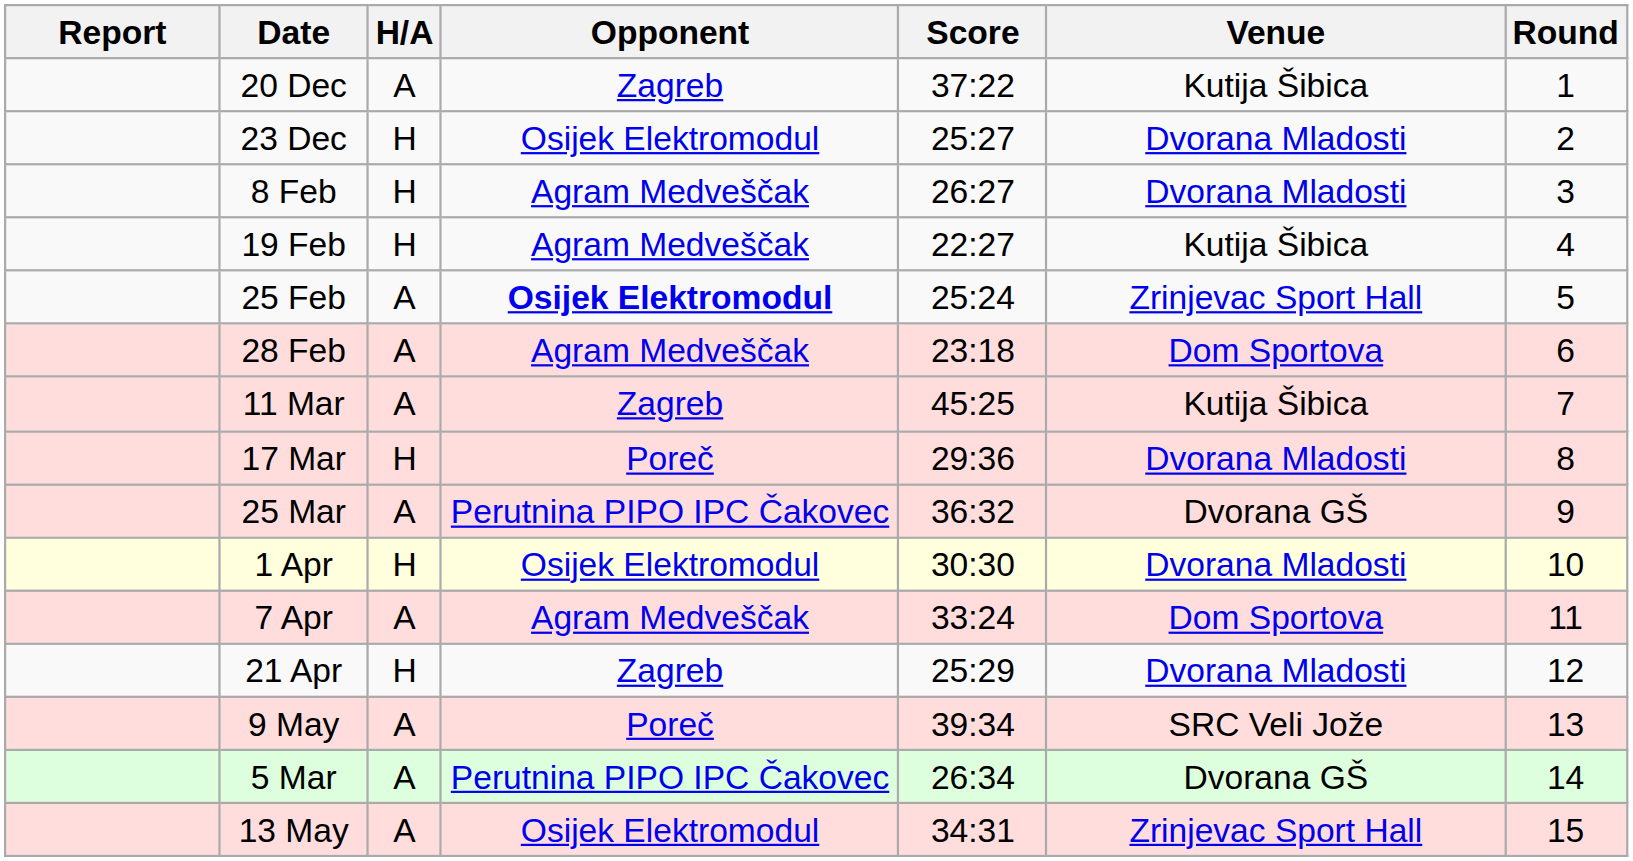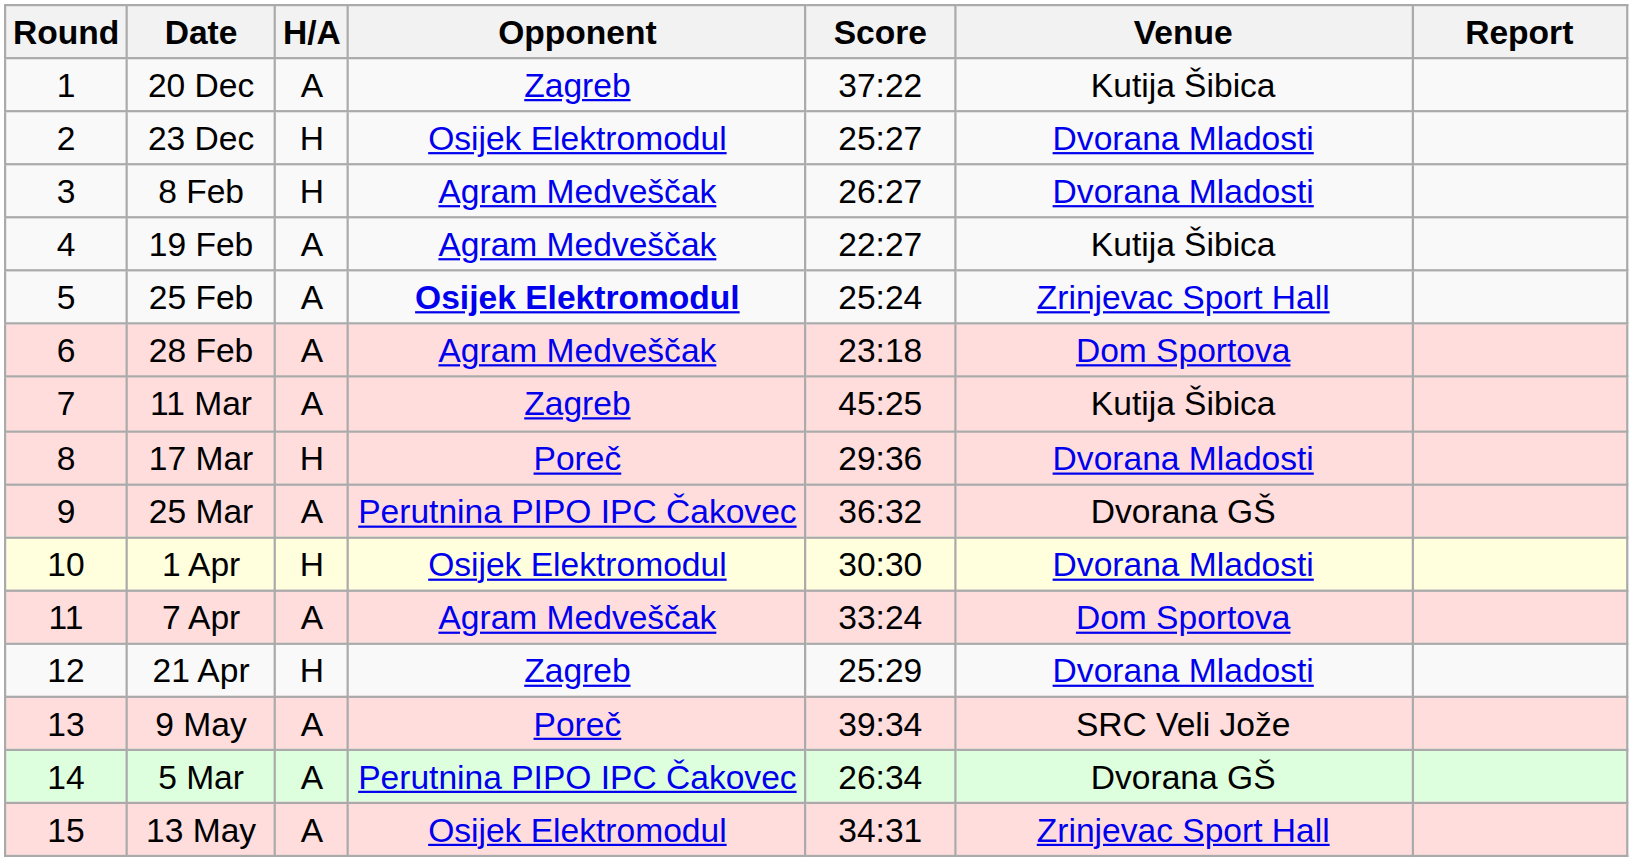columns swapped: (1566, 32) <-> (112, 32)
(405, 245) H -> (312, 245) A
